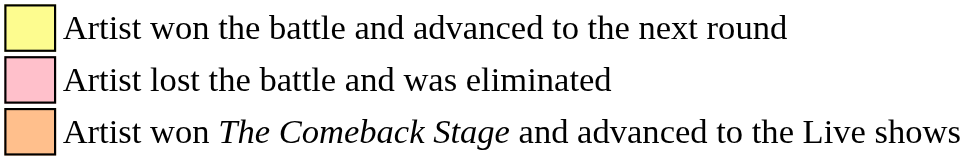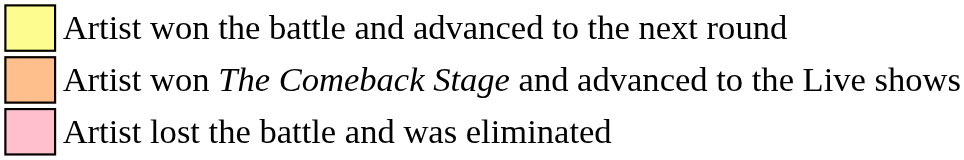rows swapped: (337, 79) <-> (512, 131)
